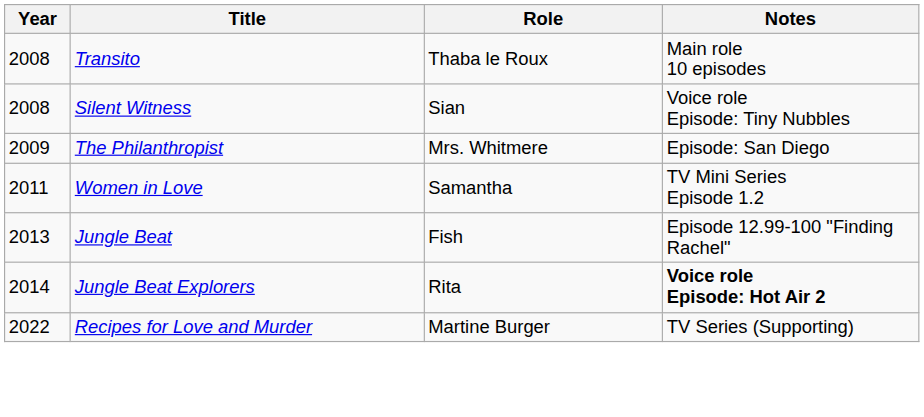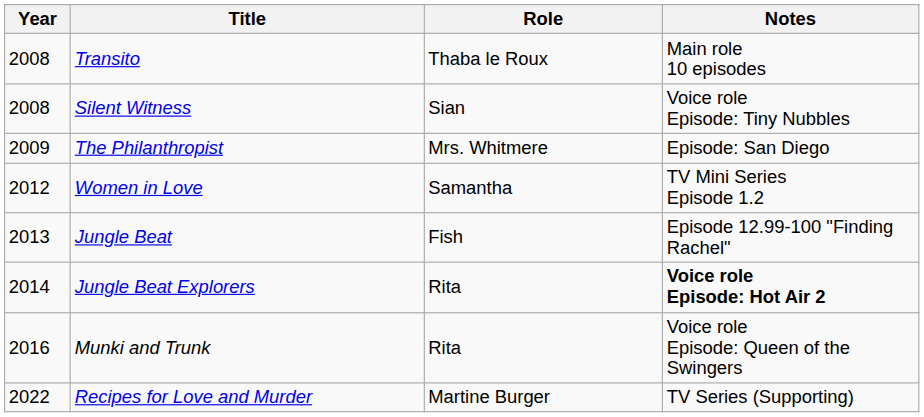(29, 187) 2011 -> (29, 187) 2012
+ row: (143, 347)
